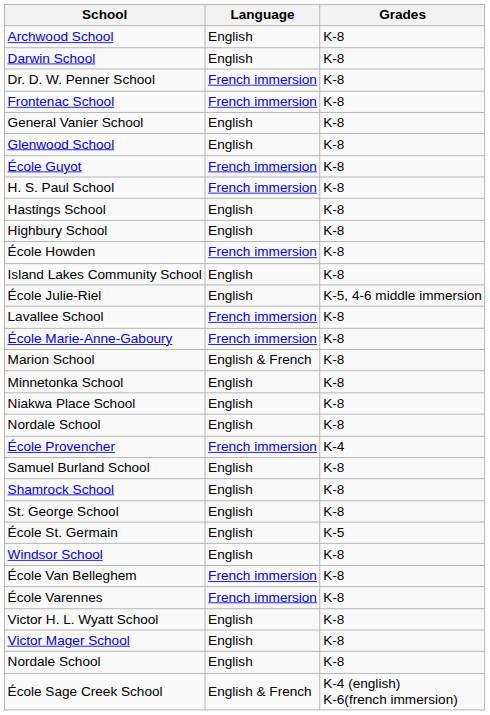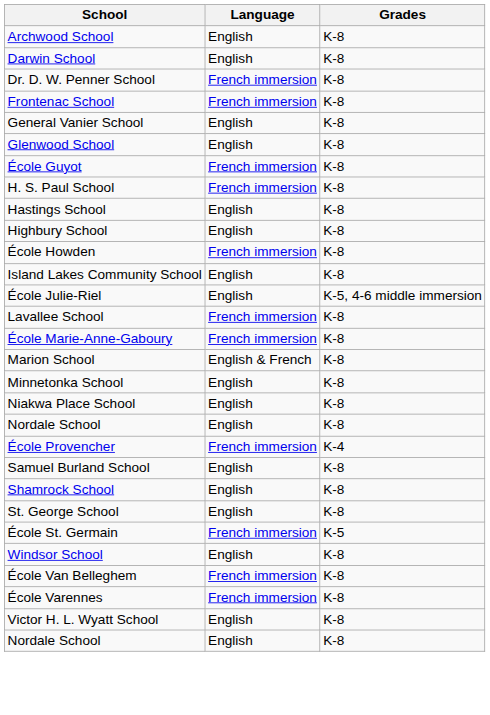(230, 532) English -> (263, 532) French immersion
- row: (69, 640)
- row: (85, 691)
